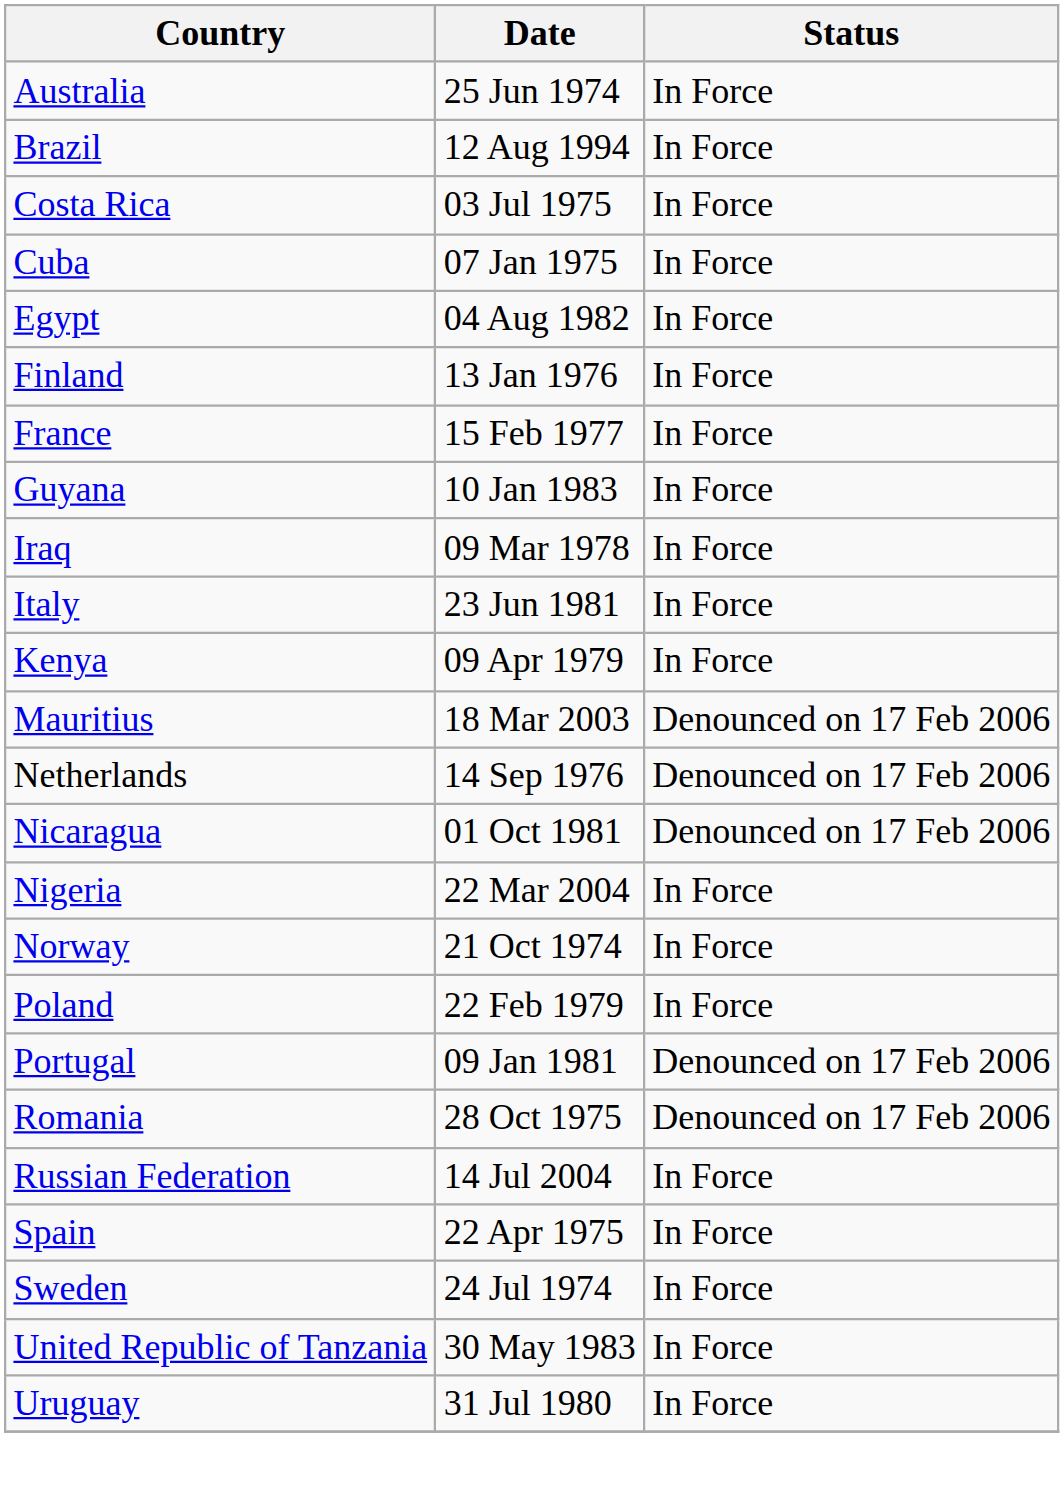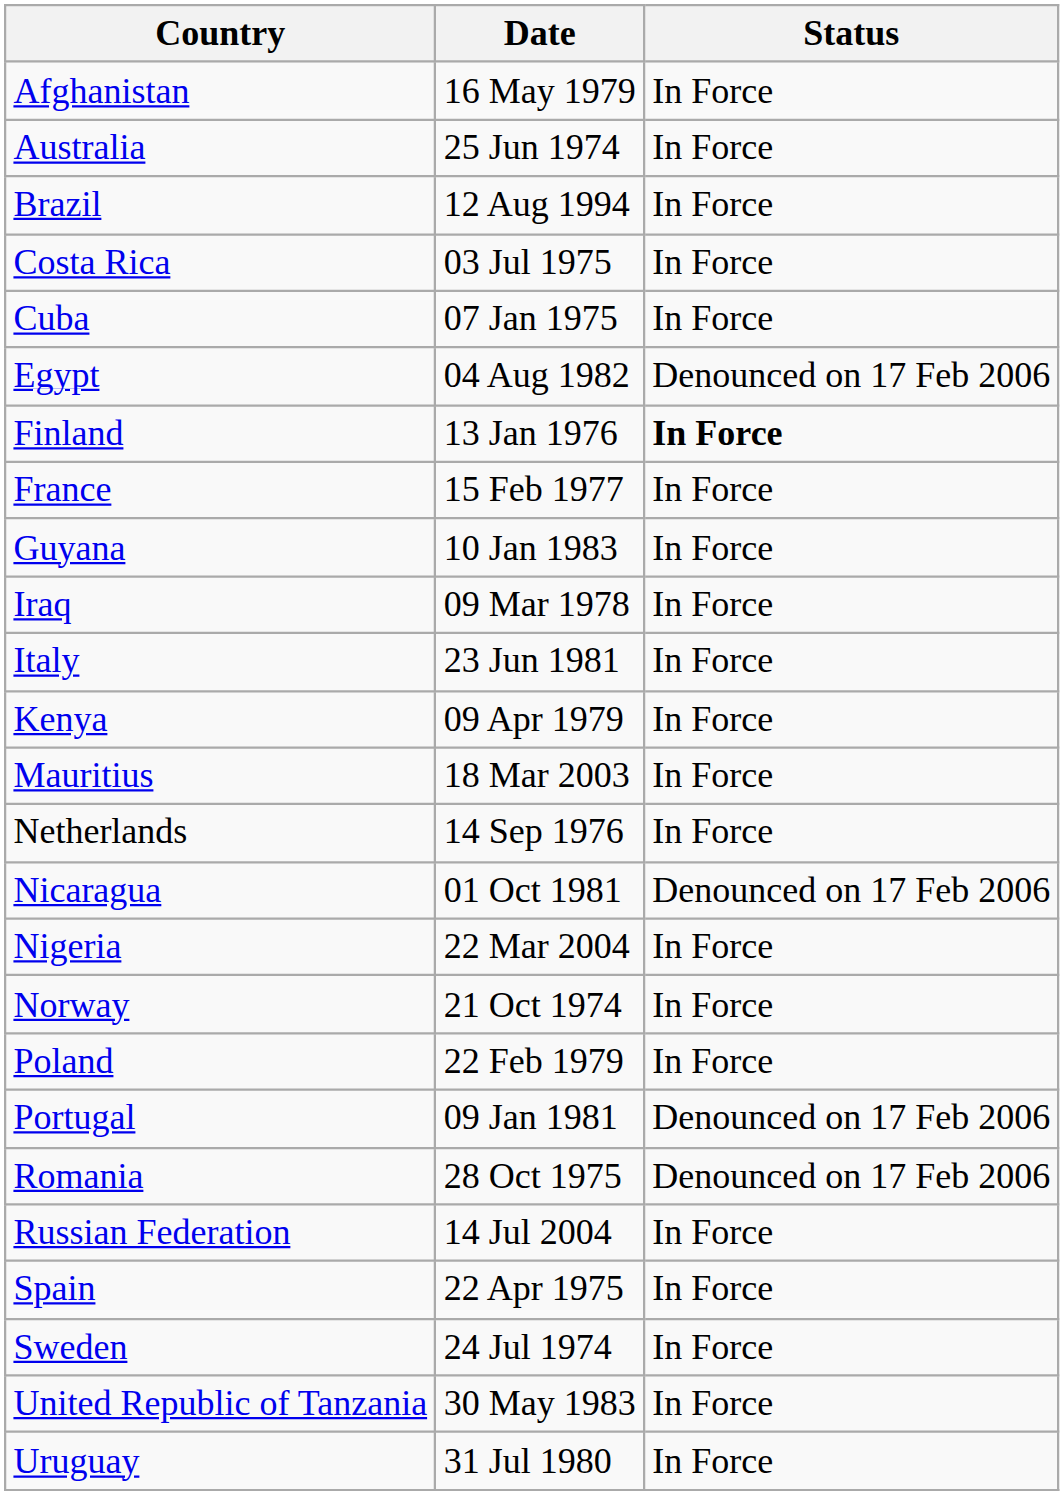+ row: (101, 90)
(713, 318) In Force -> (851, 375) Denounced on 17 Feb 2006
(713, 375) normal -> (717, 432) bold
(851, 718) Denounced on 17 Feb 2006 -> (713, 775) In Force
(851, 775) Denounced on 17 Feb 2006 -> (713, 832) In Force
